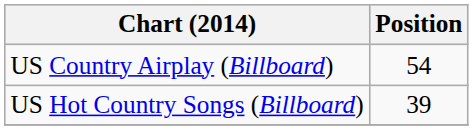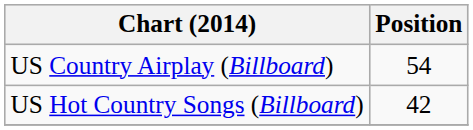(419, 104) 39 -> (419, 104) 42
